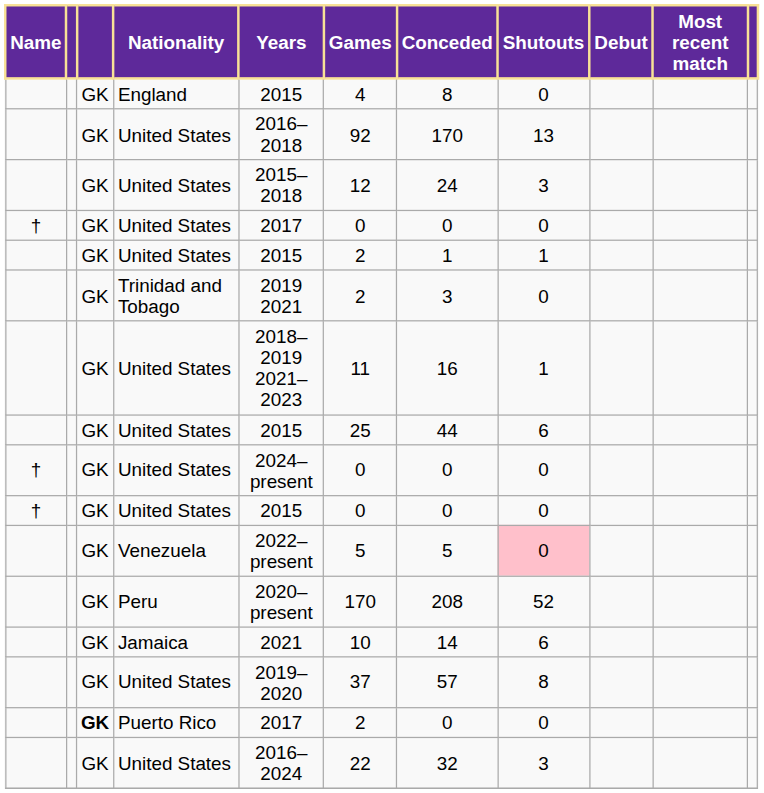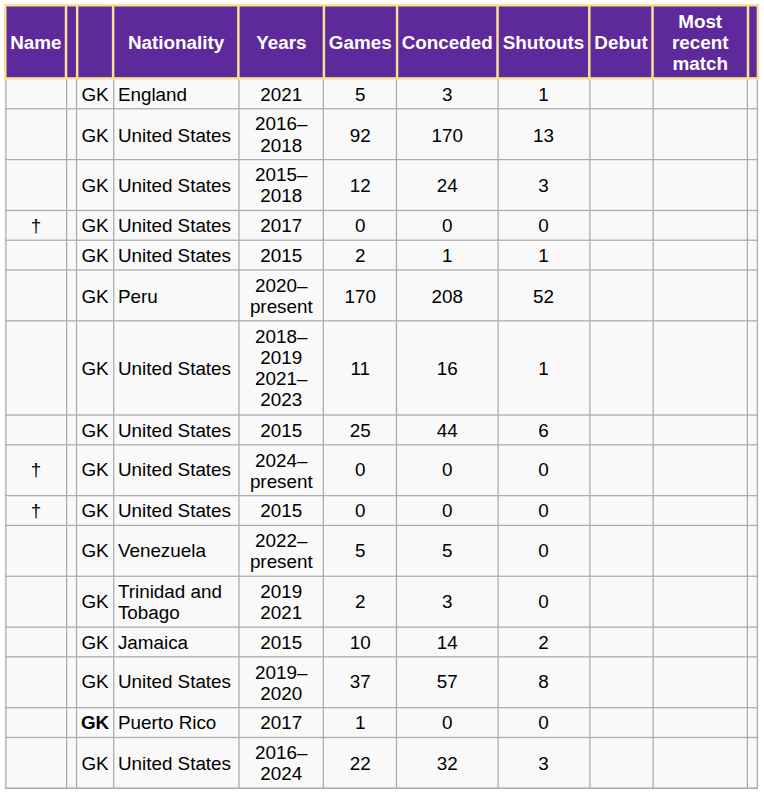(281, 94) 2015 -> (281, 94) 2021
(360, 94) 4 -> (360, 94) 5
(447, 94) 8 -> (447, 94) 3
(544, 94) 0 -> (544, 94) 1
rows swapped: (36, 602) <-> (36, 296)
(544, 551) pink background -> (544, 551) no background
(281, 642) 2021 -> (281, 642) 2015
(544, 642) 6 -> (544, 642) 2
(360, 723) 2 -> (360, 723) 1
